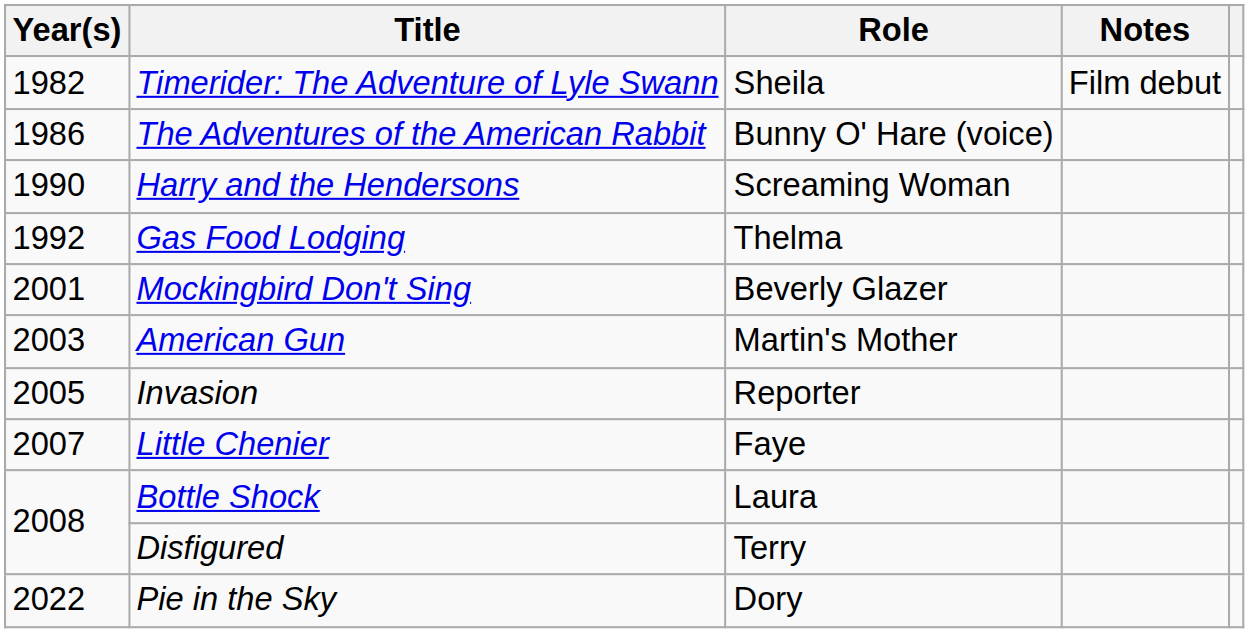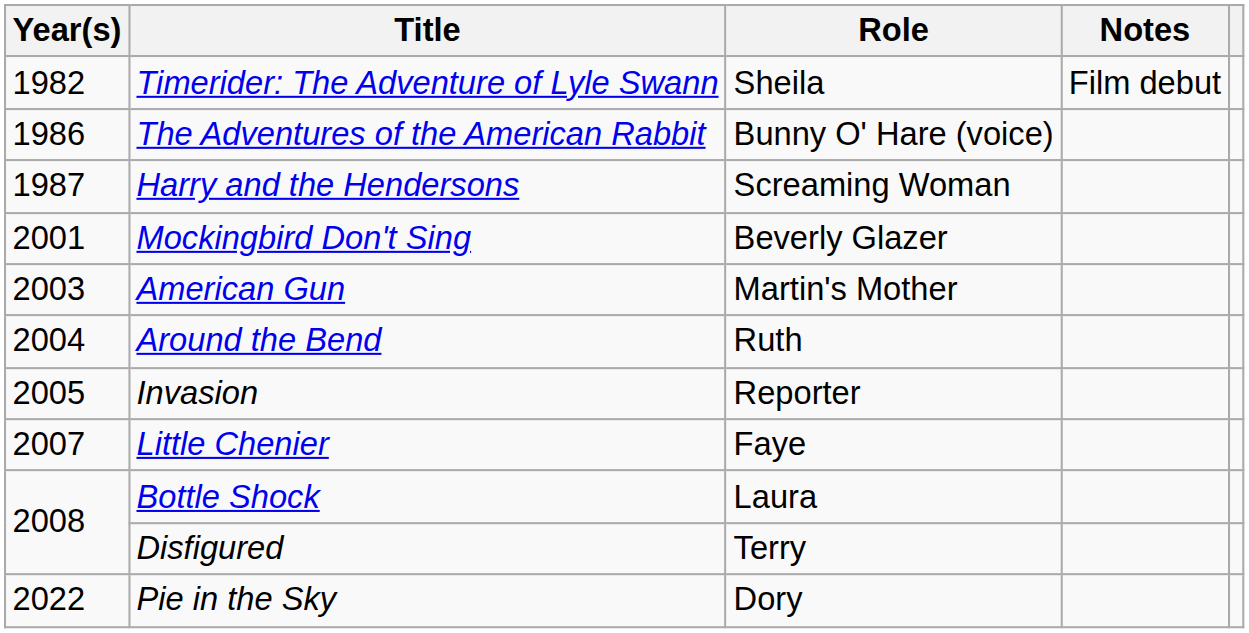(49, 185) 1990 -> (49, 185) 1987
- row: (271, 237)
+ row: (259, 340)
